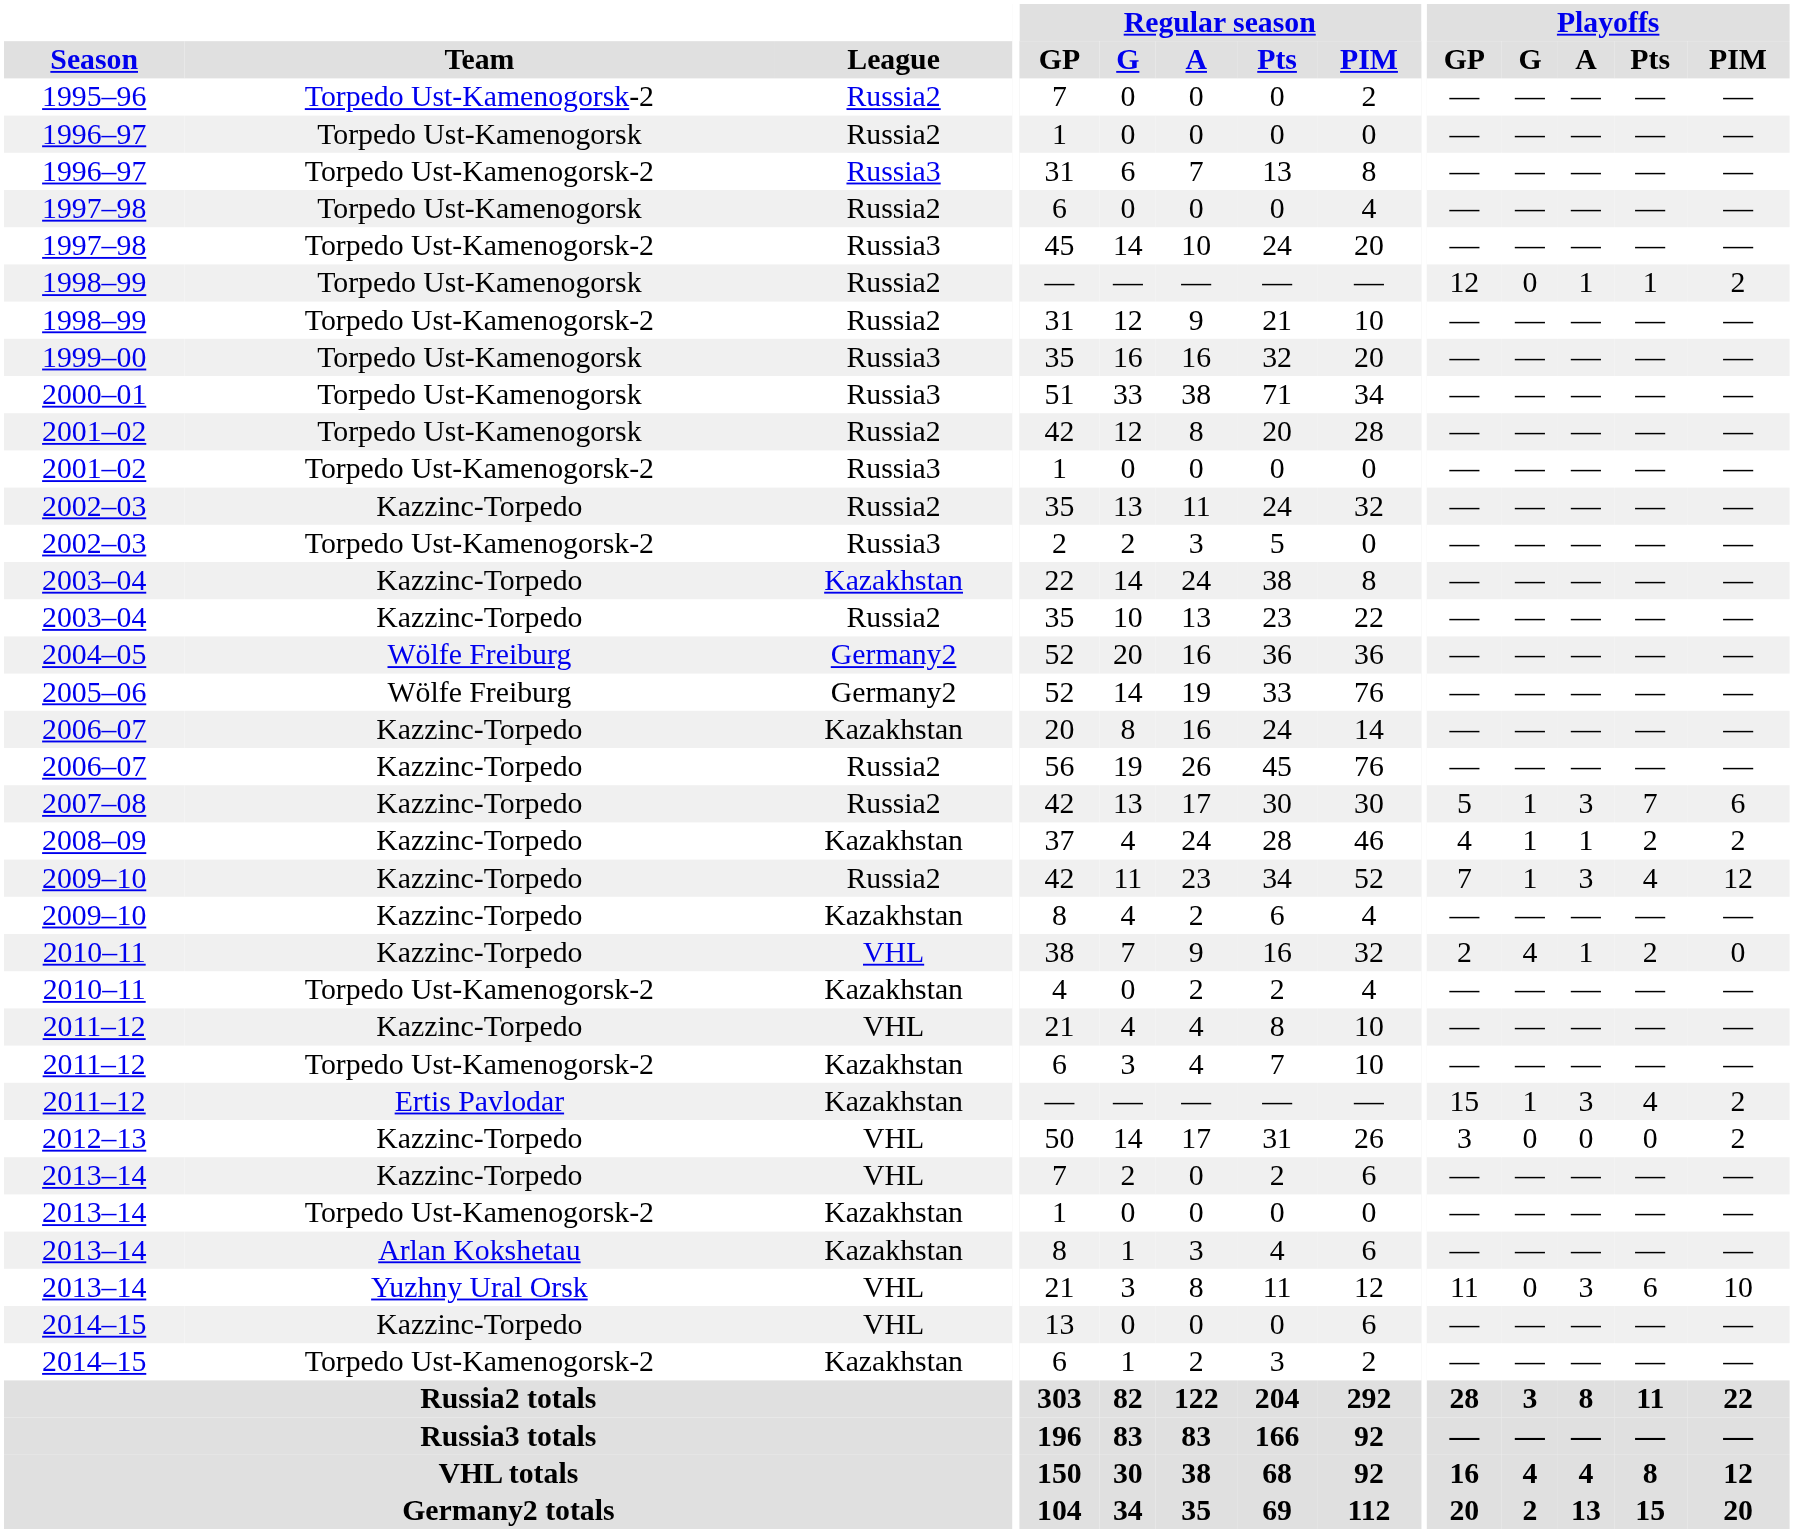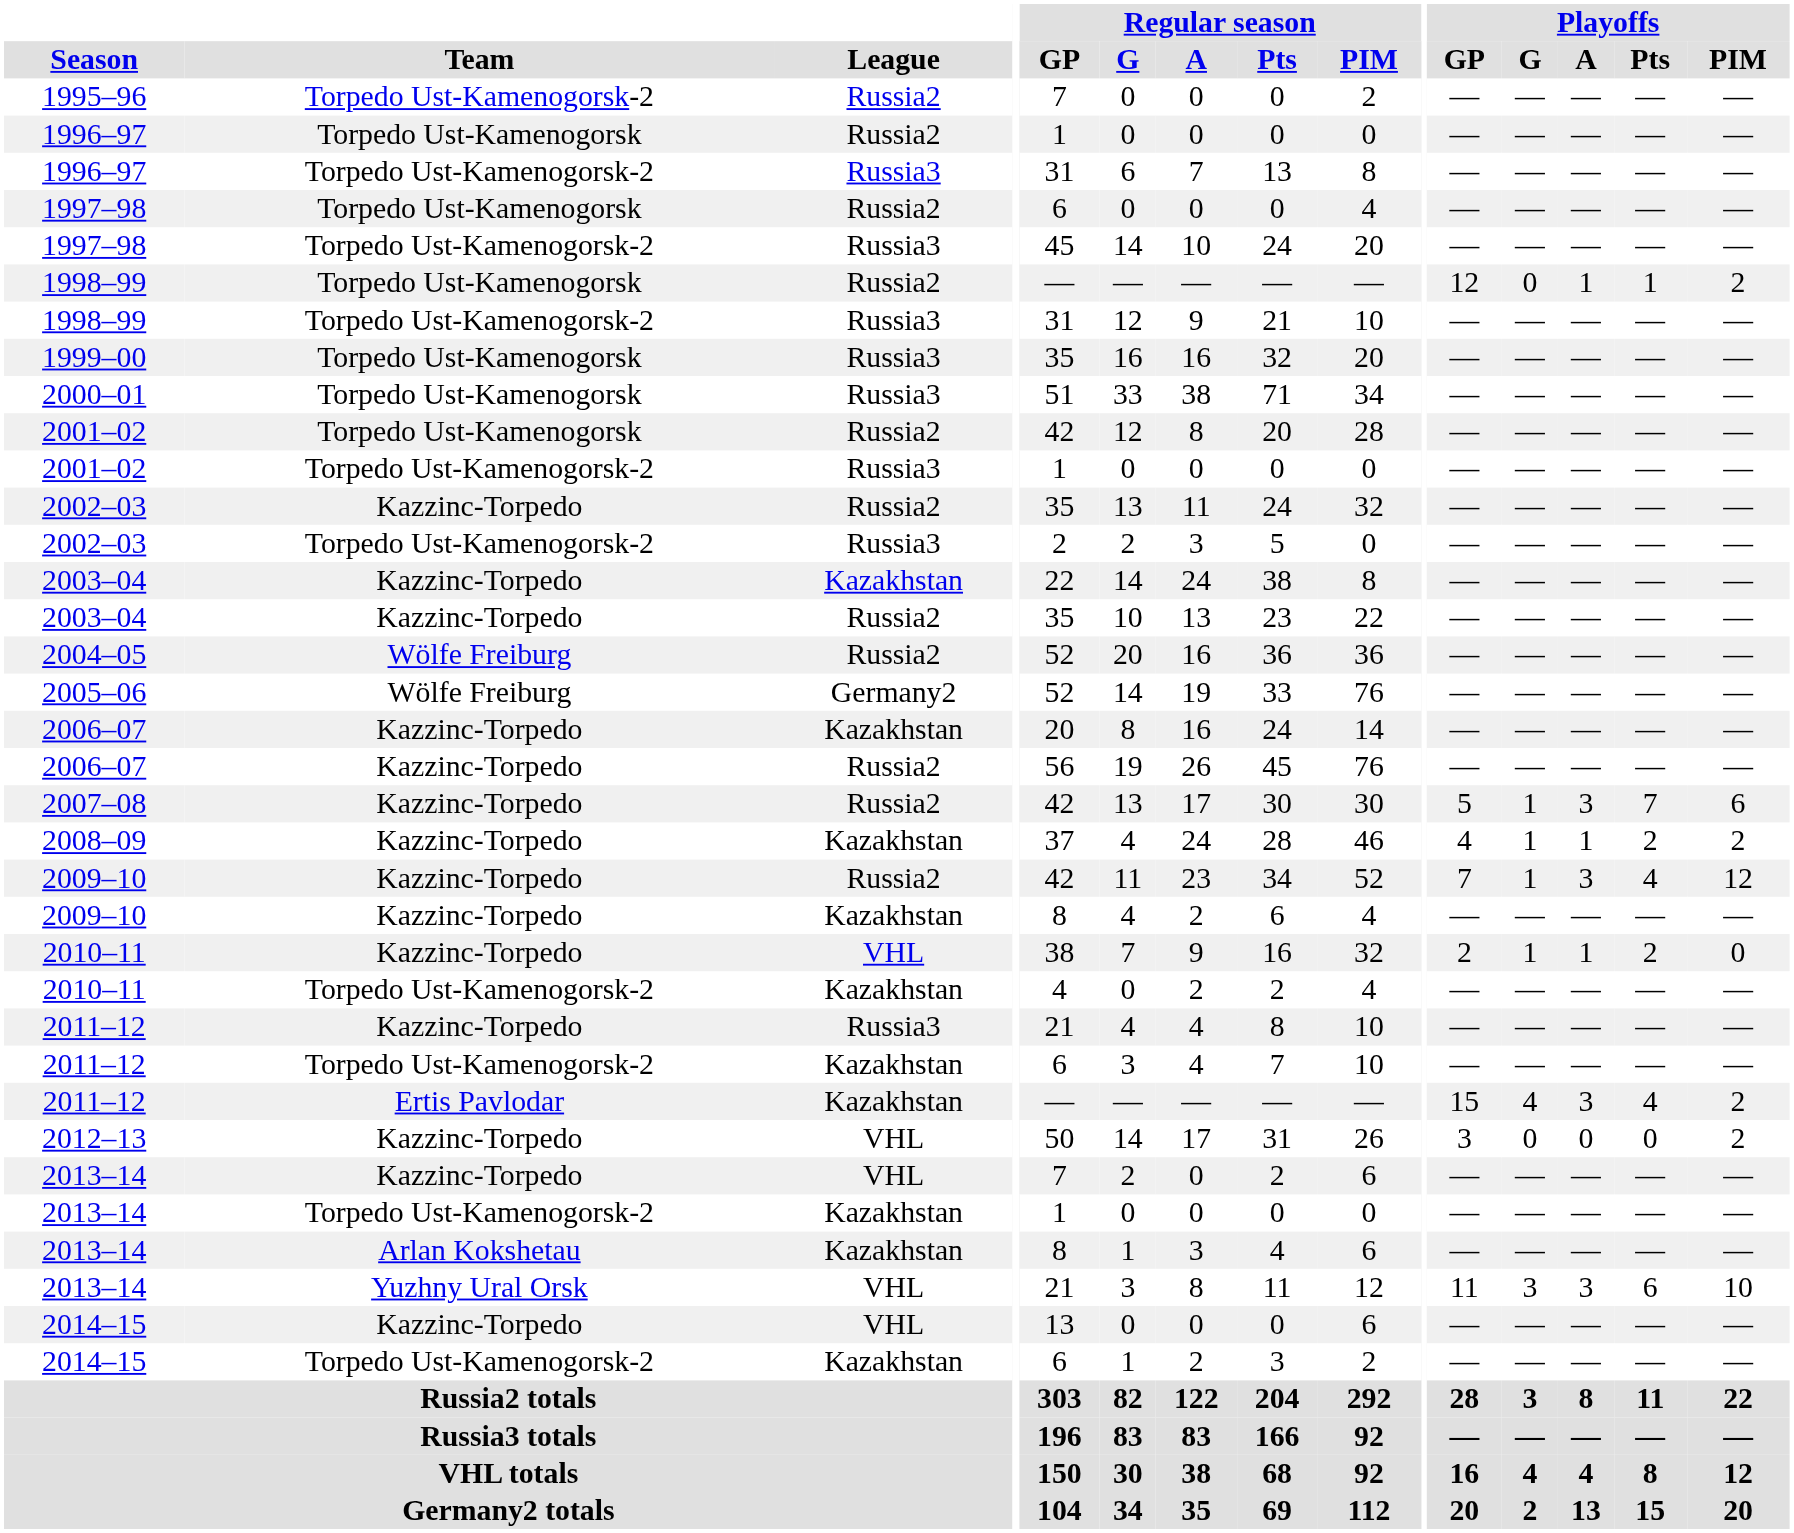(894, 319) Russia2 -> (894, 319) Russia3
(894, 654) Germany2 -> (894, 654) Russia2
(1530, 952) 4 -> (1530, 952) 1
(894, 1026) VHL -> (894, 1026) Russia3
(1530, 1100) 1 -> (1530, 1100) 4
(1530, 1286) 0 -> (1530, 1286) 3
